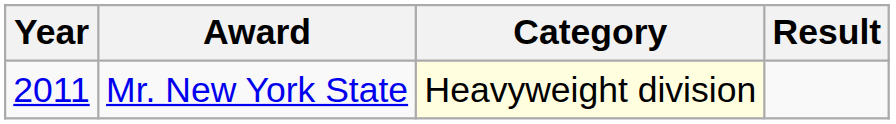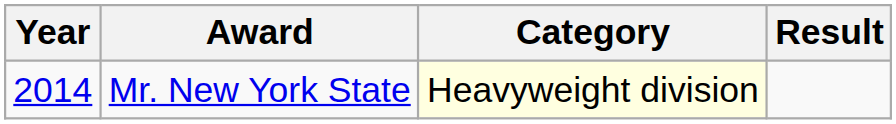(51, 88) 2011 -> (53, 88) 2014
